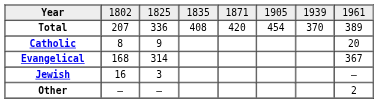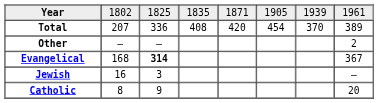rows swapped: (53, 44) <-> (53, 90)
(159, 59) normal -> (159, 59) bold
